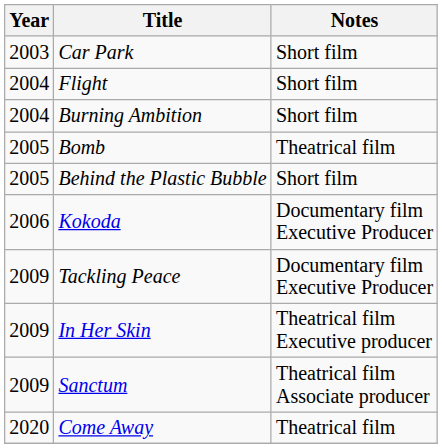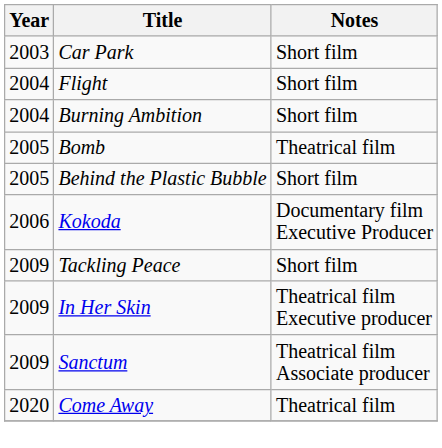(355, 276) Documentary film Executive Producer -> (317, 264) Short film
